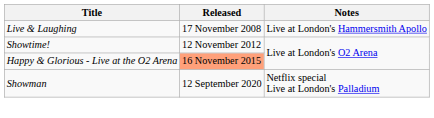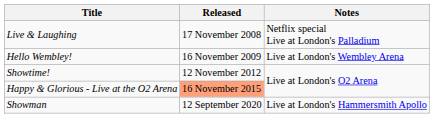(347, 28) Live at London's Hammersmith Apollo -> (323, 34) Netflix special Live at London's Palladium
+ row: (39, 56)
(323, 83) Netflix special Live at London's Palladium -> (347, 105) Live at London's Hammersmith Apollo
